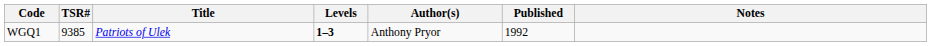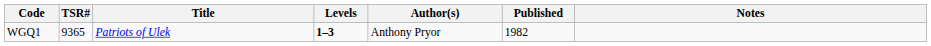(73, 32) 9385 -> (73, 32) 9365
(516, 32) 1992 -> (516, 32) 1982
